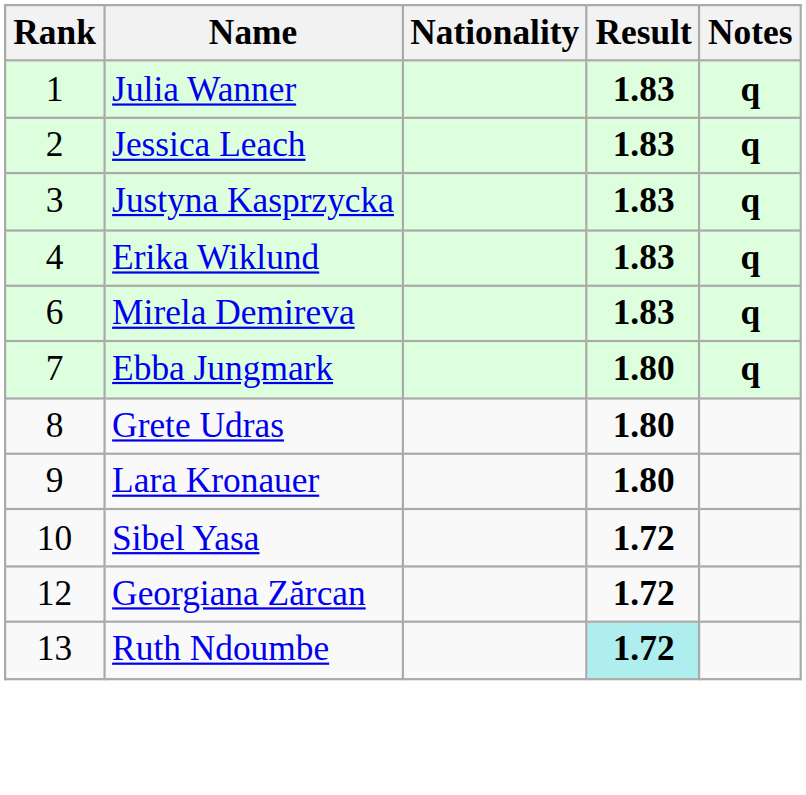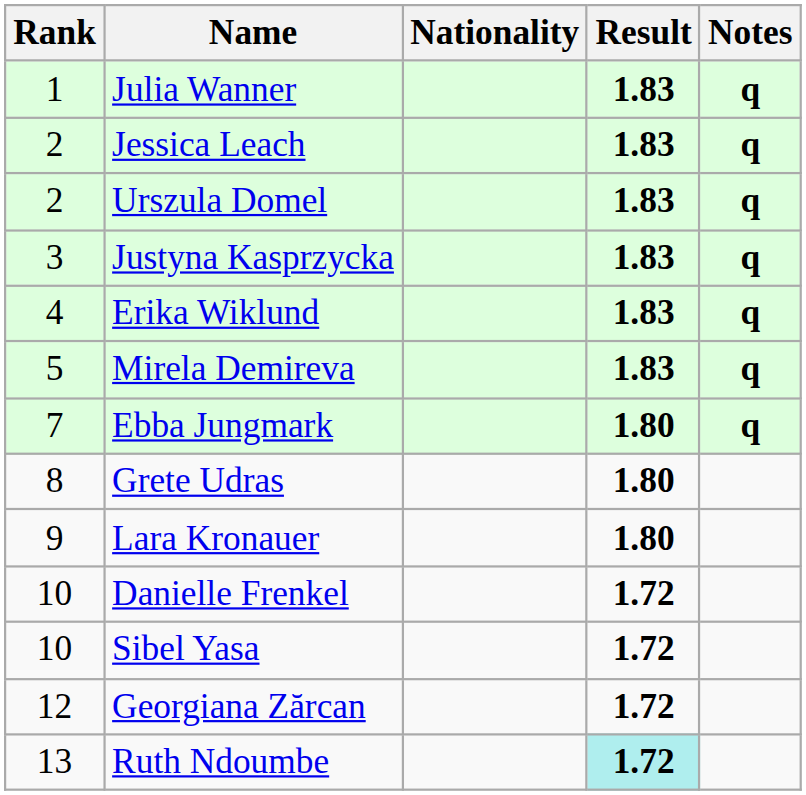+ row: (220, 200)
(55, 312) 6 -> (55, 369) 5
+ row: (230, 593)
